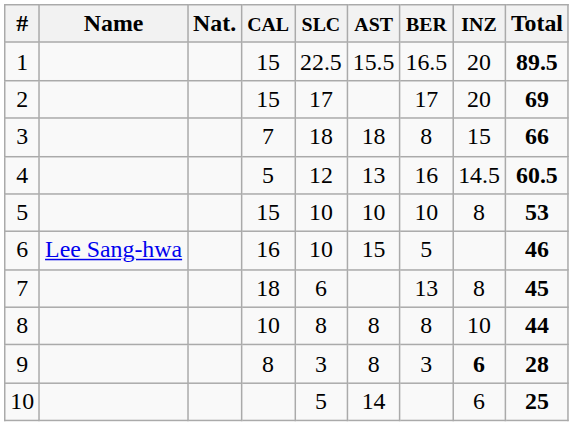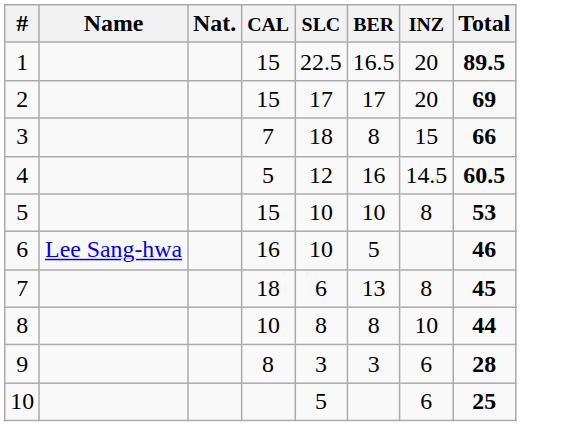- column: (374, 24)
(479, 363) bold -> (426, 363) normal
